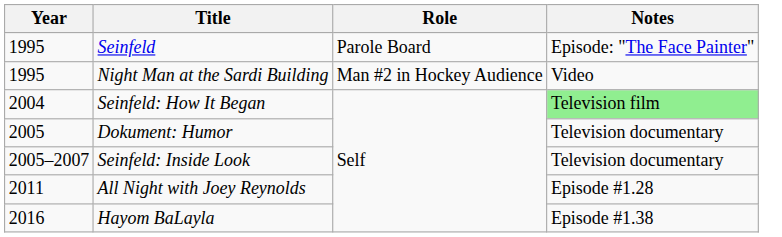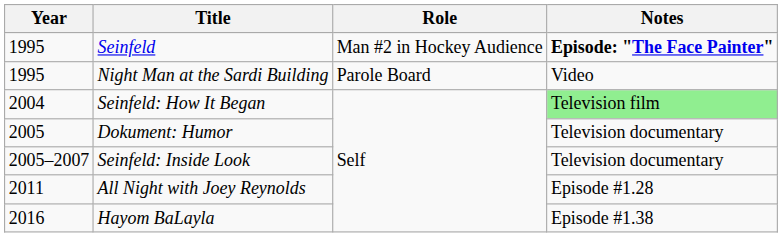(384, 47) Parole Board -> (440, 47) Man #2 in Hockey Audience
(653, 47) normal -> (662, 47) bold
(440, 75) Man #2 in Hockey Audience -> (384, 75) Parole Board
